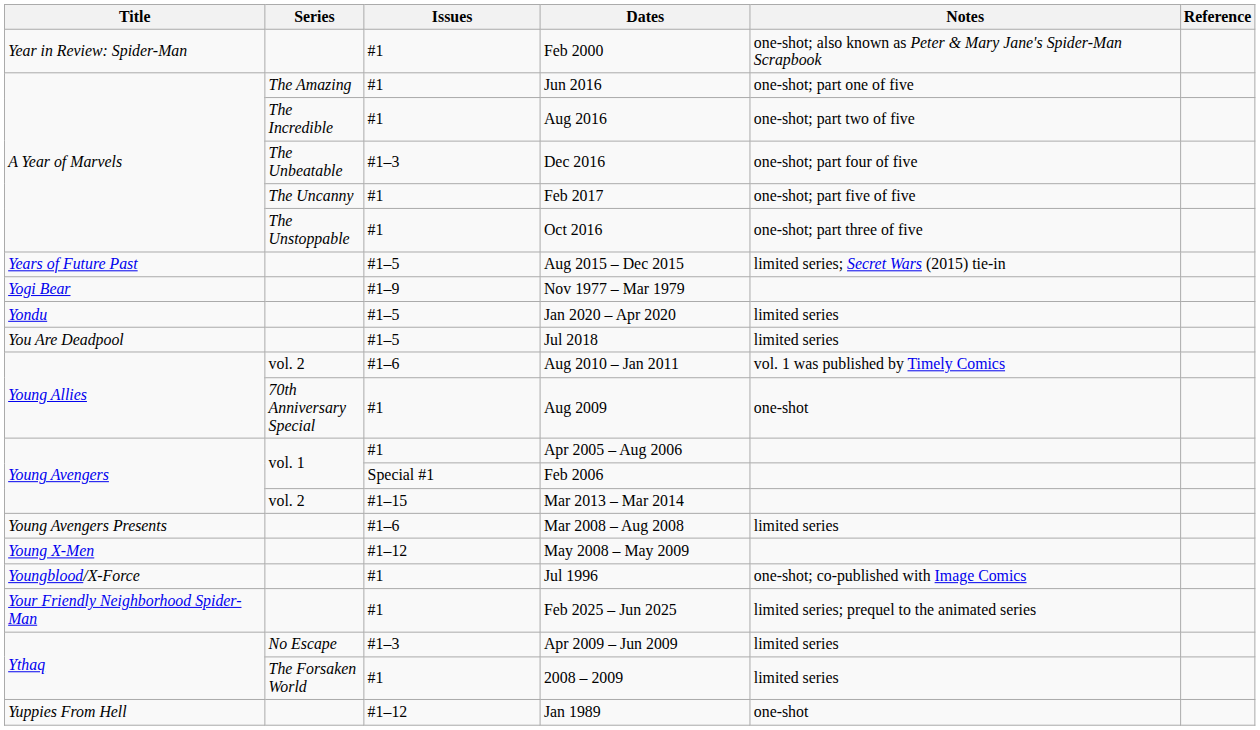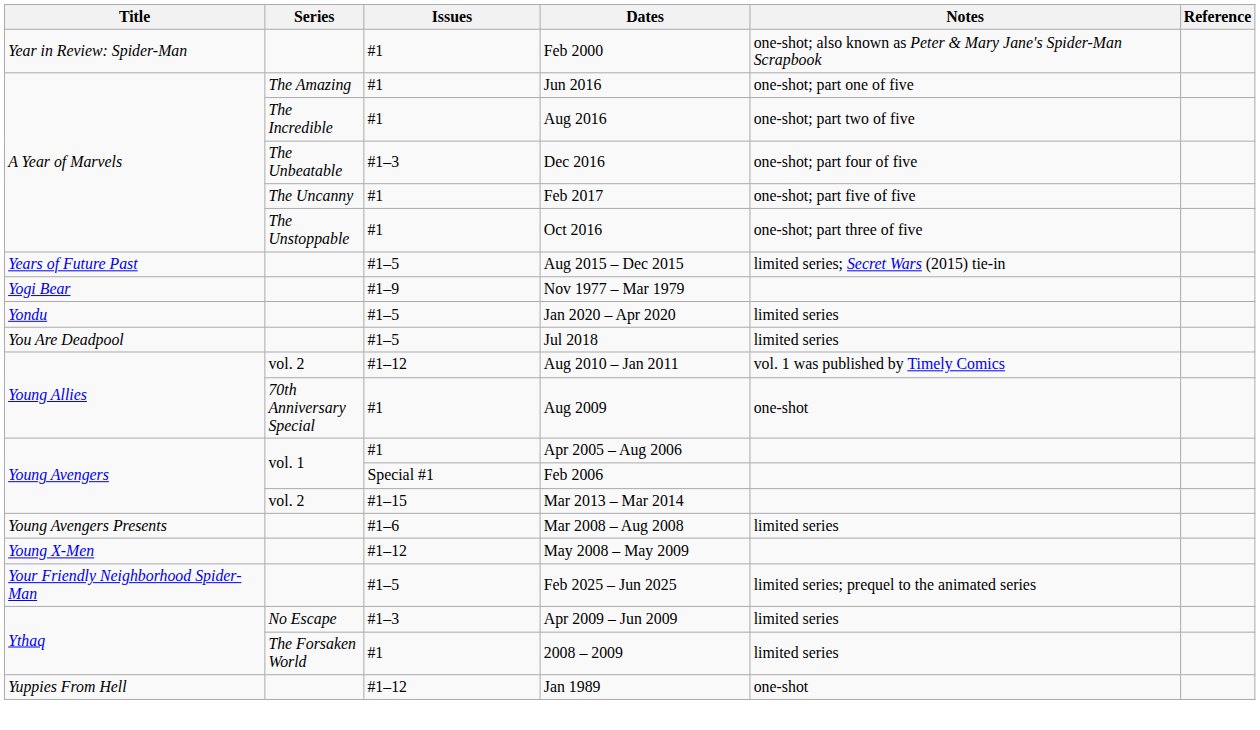(383, 364) #1–6 -> (387, 364) #1–12
- row: (571, 576)
(376, 610) #1 -> (383, 585) #1–5
